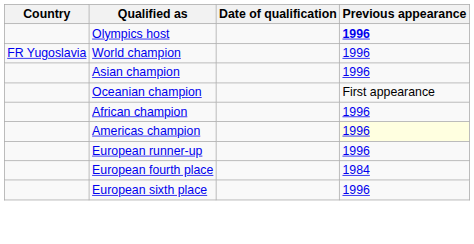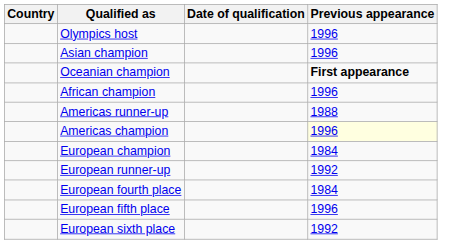(356, 33) bold -> (324, 33) normal
- row: (137, 53)
(389, 92) normal -> (360, 72) bold
+ row: (114, 111)
+ row: (115, 151)
(356, 151) 1996 -> (324, 170) 1992
+ row: (115, 209)
(356, 190) 1996 -> (324, 229) 1992
